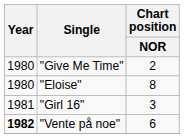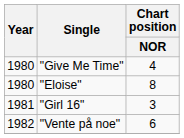(153, 66) 2 -> (153, 66) 4
(21, 124) bold -> (21, 124) normal
